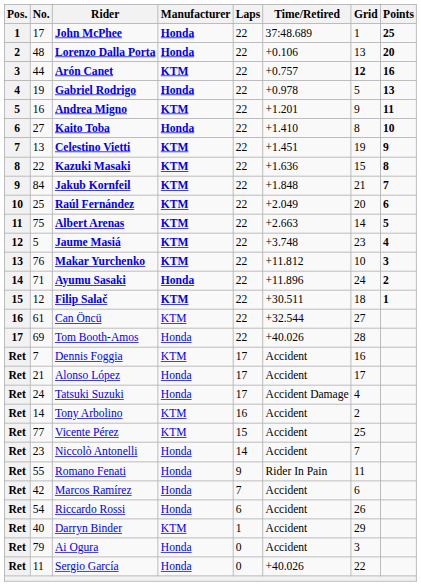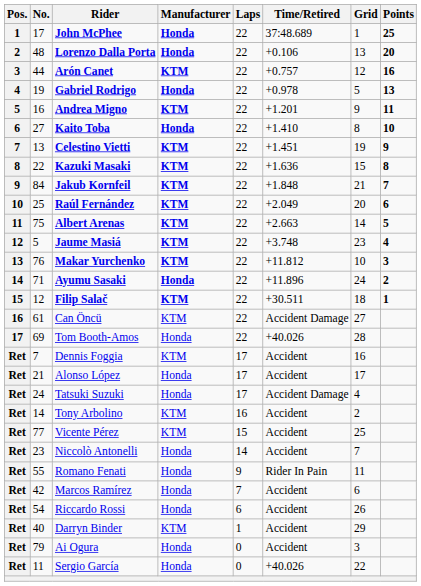(360, 71) bold -> (360, 71) normal
(285, 318) +32.544 -> (307, 318) Accident Damage
